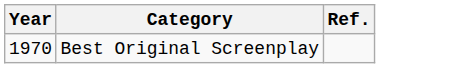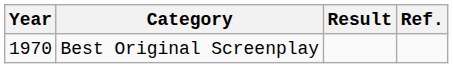+ column: (360, 19)
